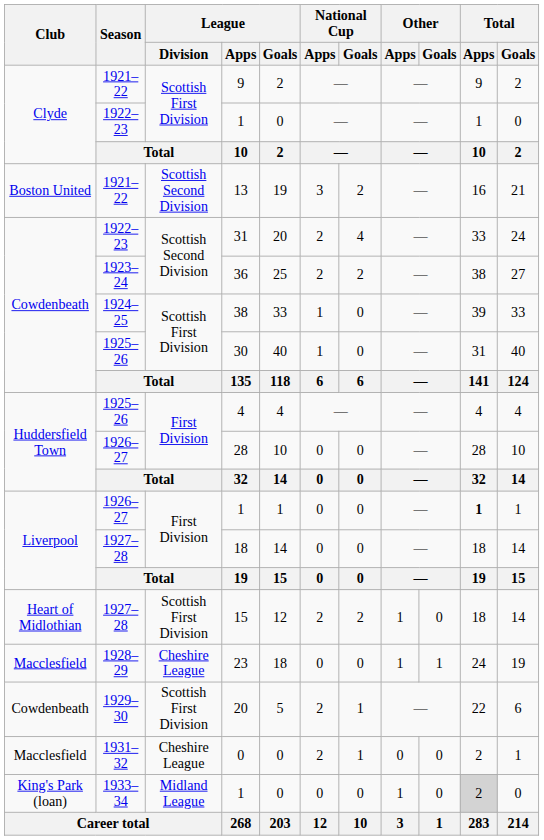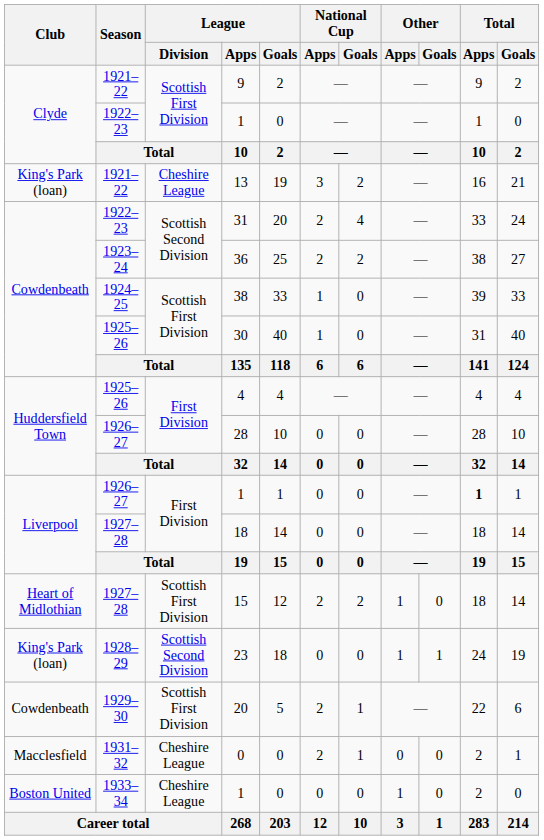(50, 190) Boston United -> (50, 182) King's Park (loan)
(184, 190) Scottish Second Division -> (184, 182) Cheshire League
(50, 663) Macclesfield -> (50, 655) King's Park (loan)
(184, 663) Cheshire League -> (184, 655) Scottish Second Division
(50, 793) King's Park (loan) -> (50, 793) Boston United
(184, 793) Midland League -> (184, 793) Cheshire League
(479, 793) lightgrey background -> (479, 793) no background
